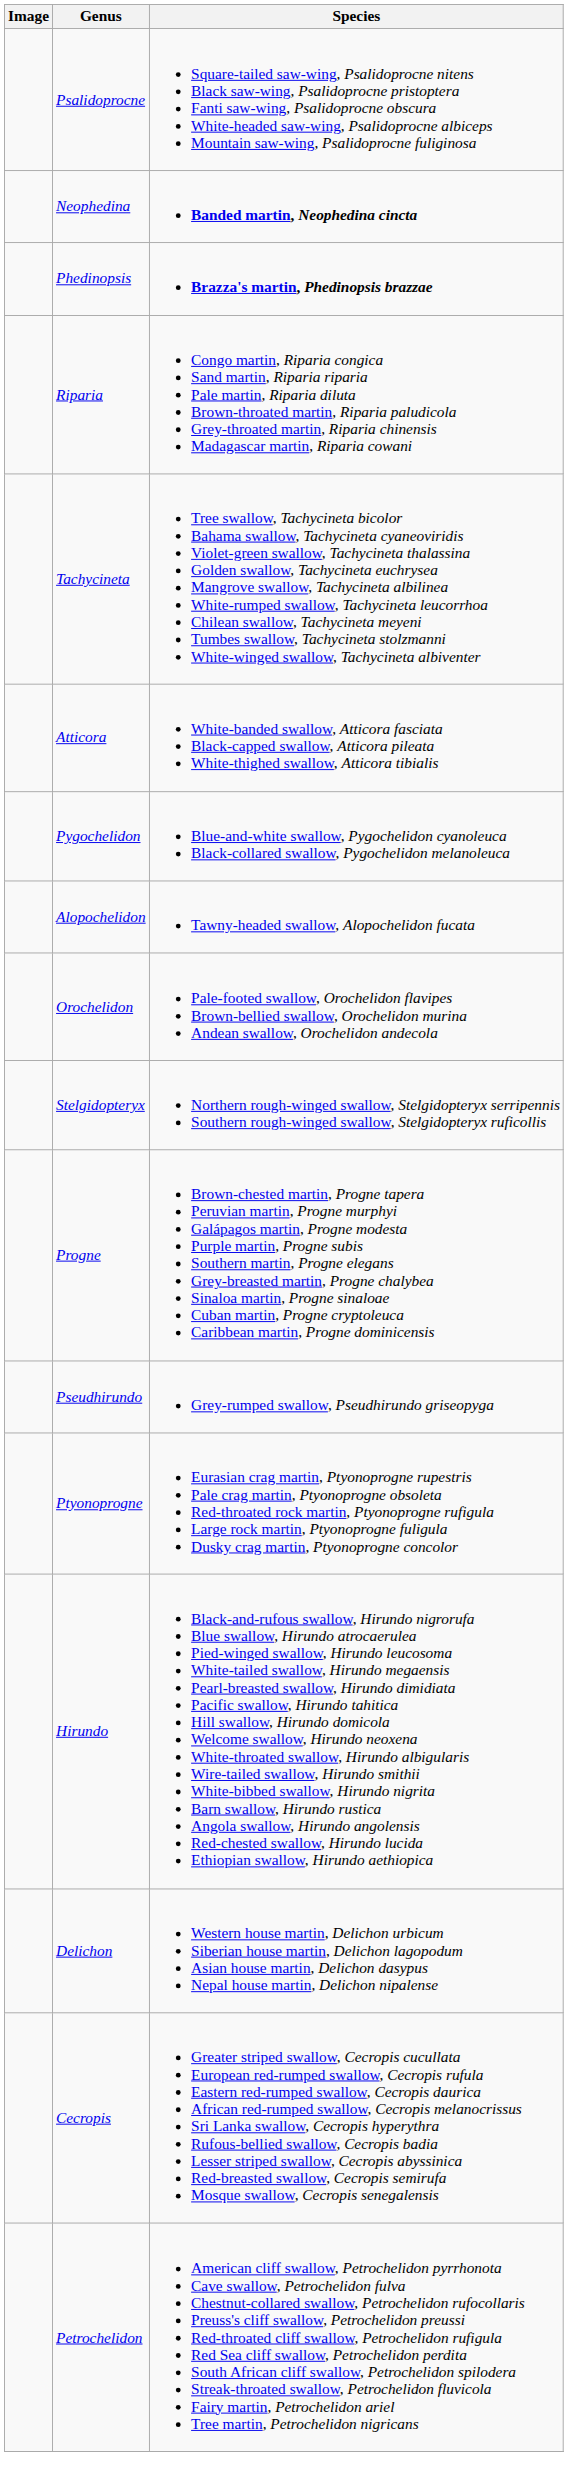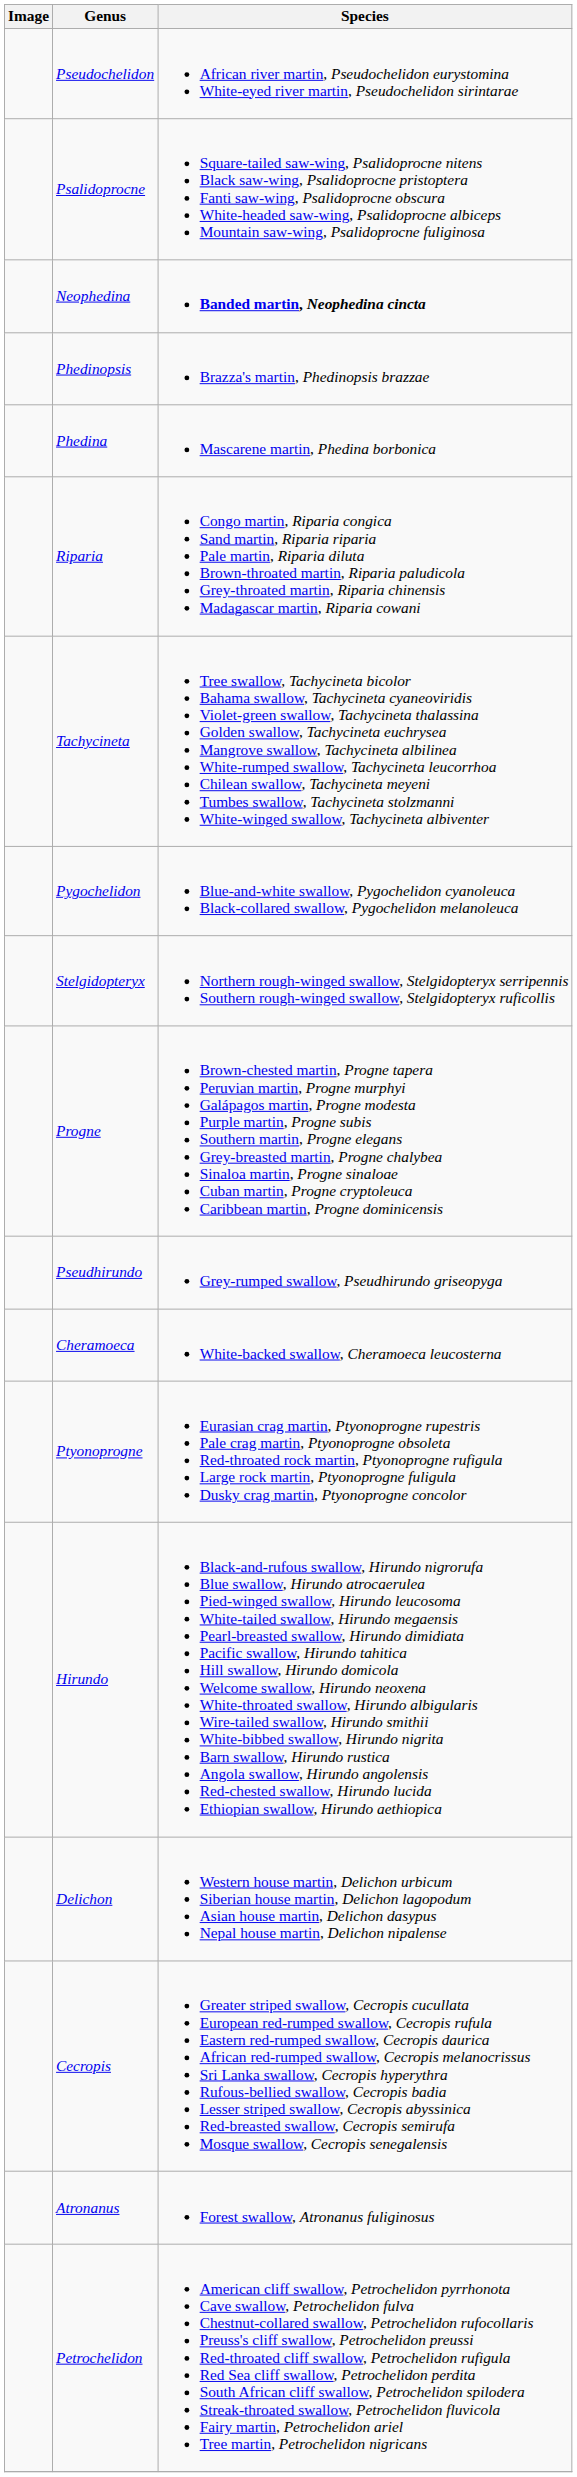+ row: (105, 73)
(356, 287) bold -> (365, 377) normal
+ row: (82, 440)
- row: (81, 737)
- row: (101, 917)
- row: (95, 1006)
+ row: (95, 1344)
+ row: (88, 2207)
